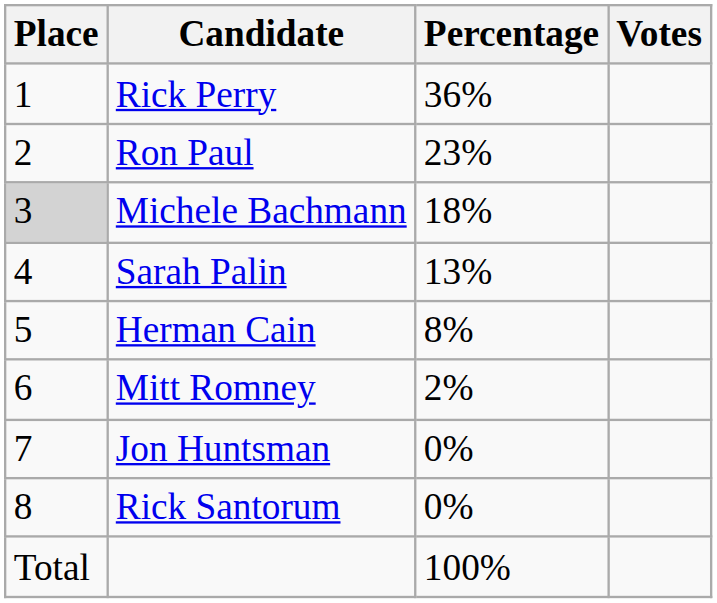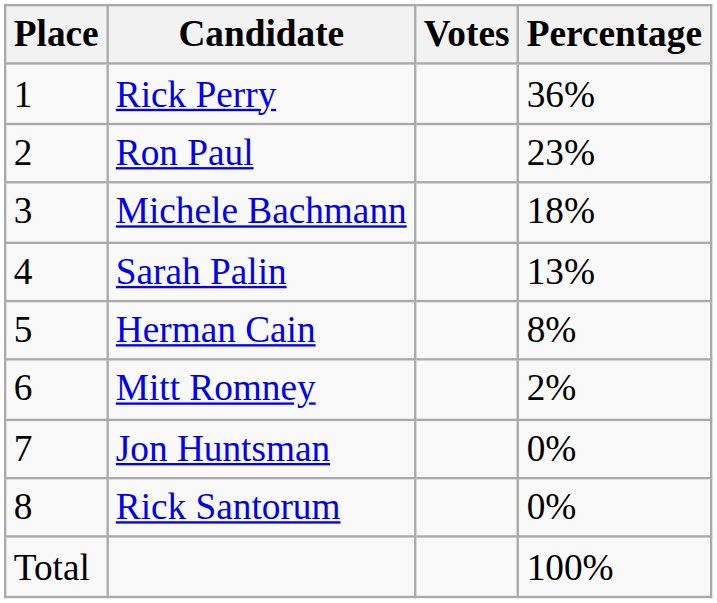columns swapped: (512, 34) <-> (659, 34)
(23, 211) lightgrey background -> (23, 211) no background
